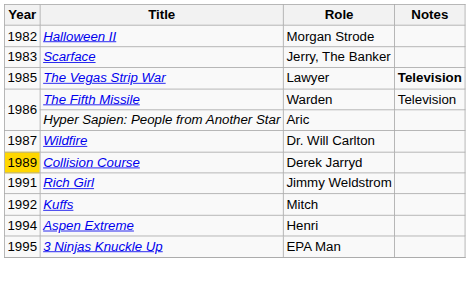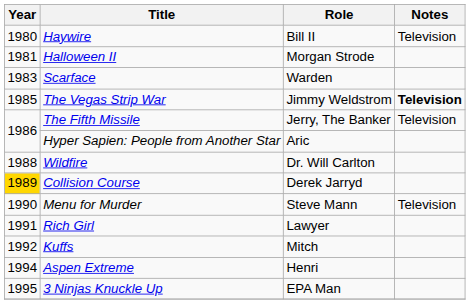+ row: (67, 36)
(22, 36) 1982 -> (22, 57) 1981
(339, 57) Jerry, The Banker -> (309, 78) Warden
(308, 78) Lawyer -> (339, 99) Jimmy Weldstrom
(309, 99) Warden -> (339, 120) Jerry, The Banker
(22, 141) 1987 -> (22, 162) 1988
+ row: (92, 204)
(339, 183) Jimmy Weldstrom -> (308, 225) Lawyer
